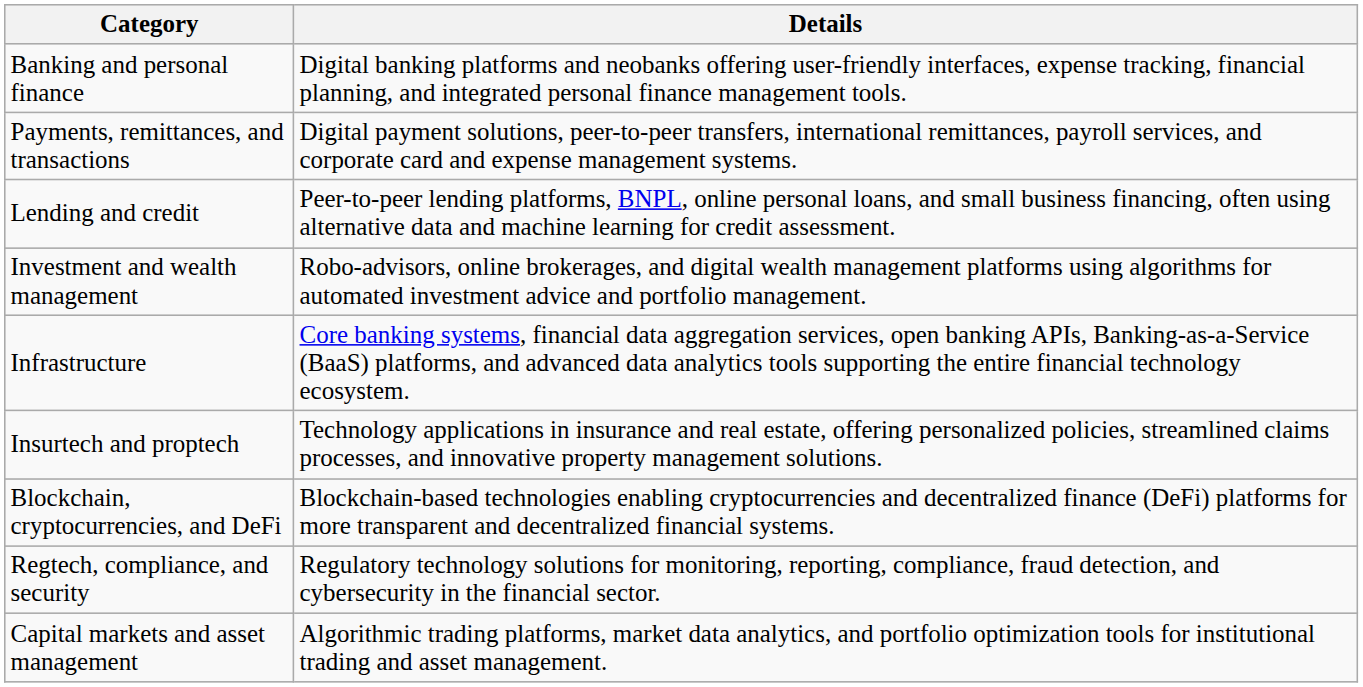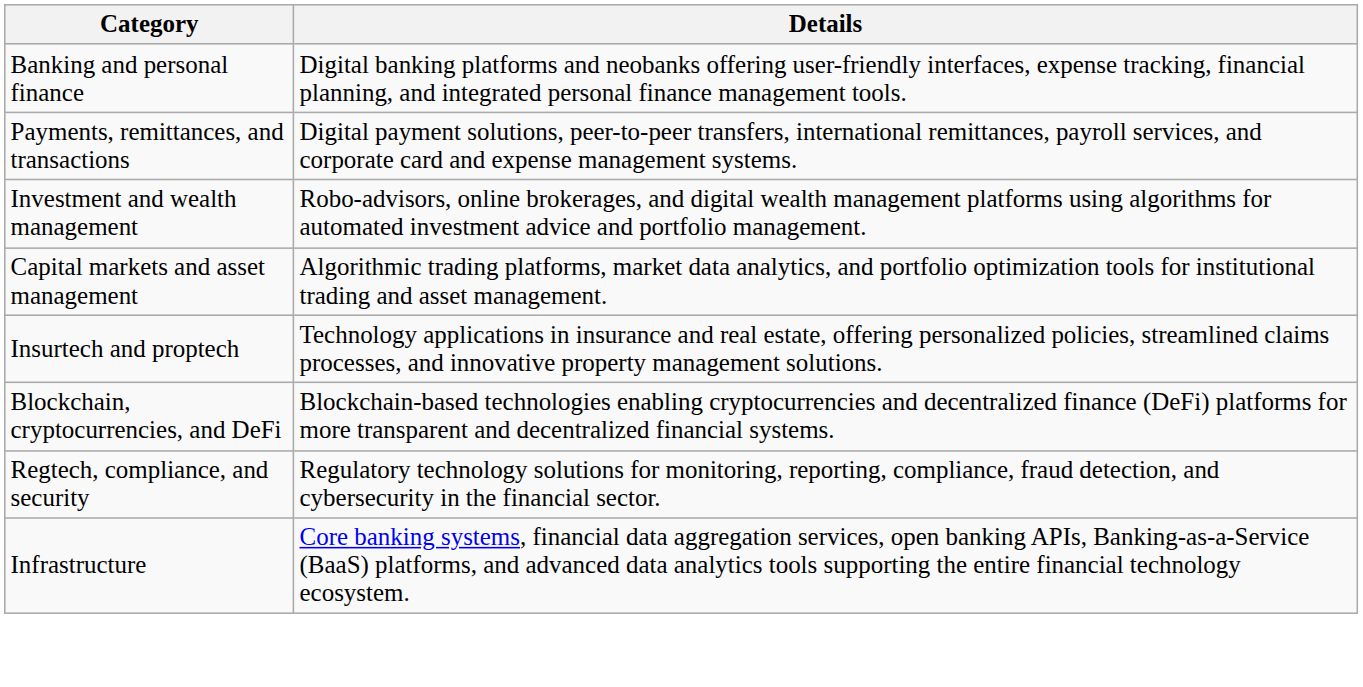- row: (105, 213)
rows swapped: (138, 647) <-> (78, 362)
